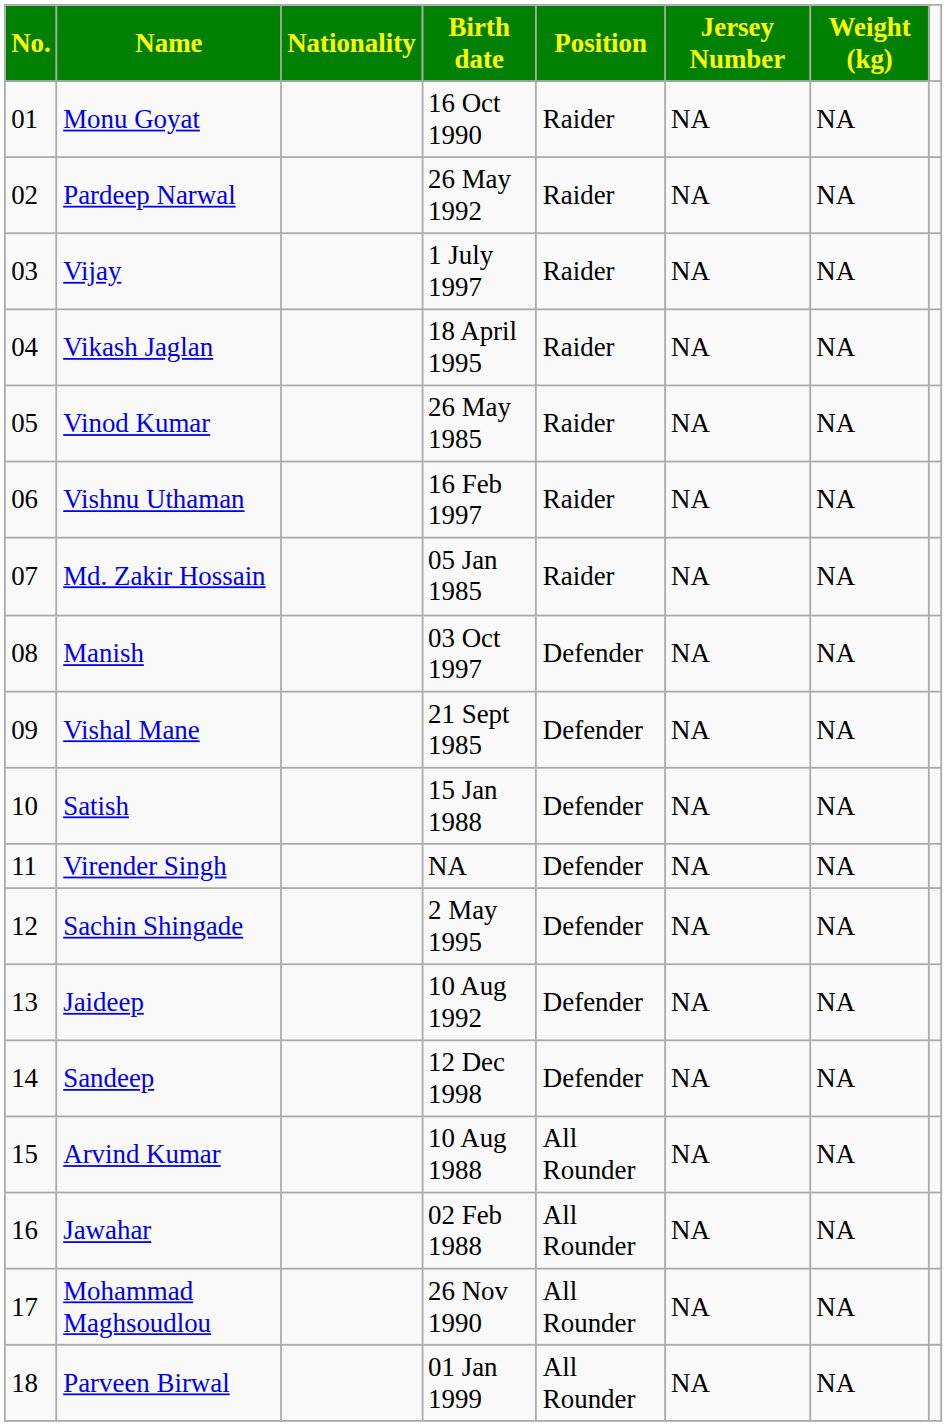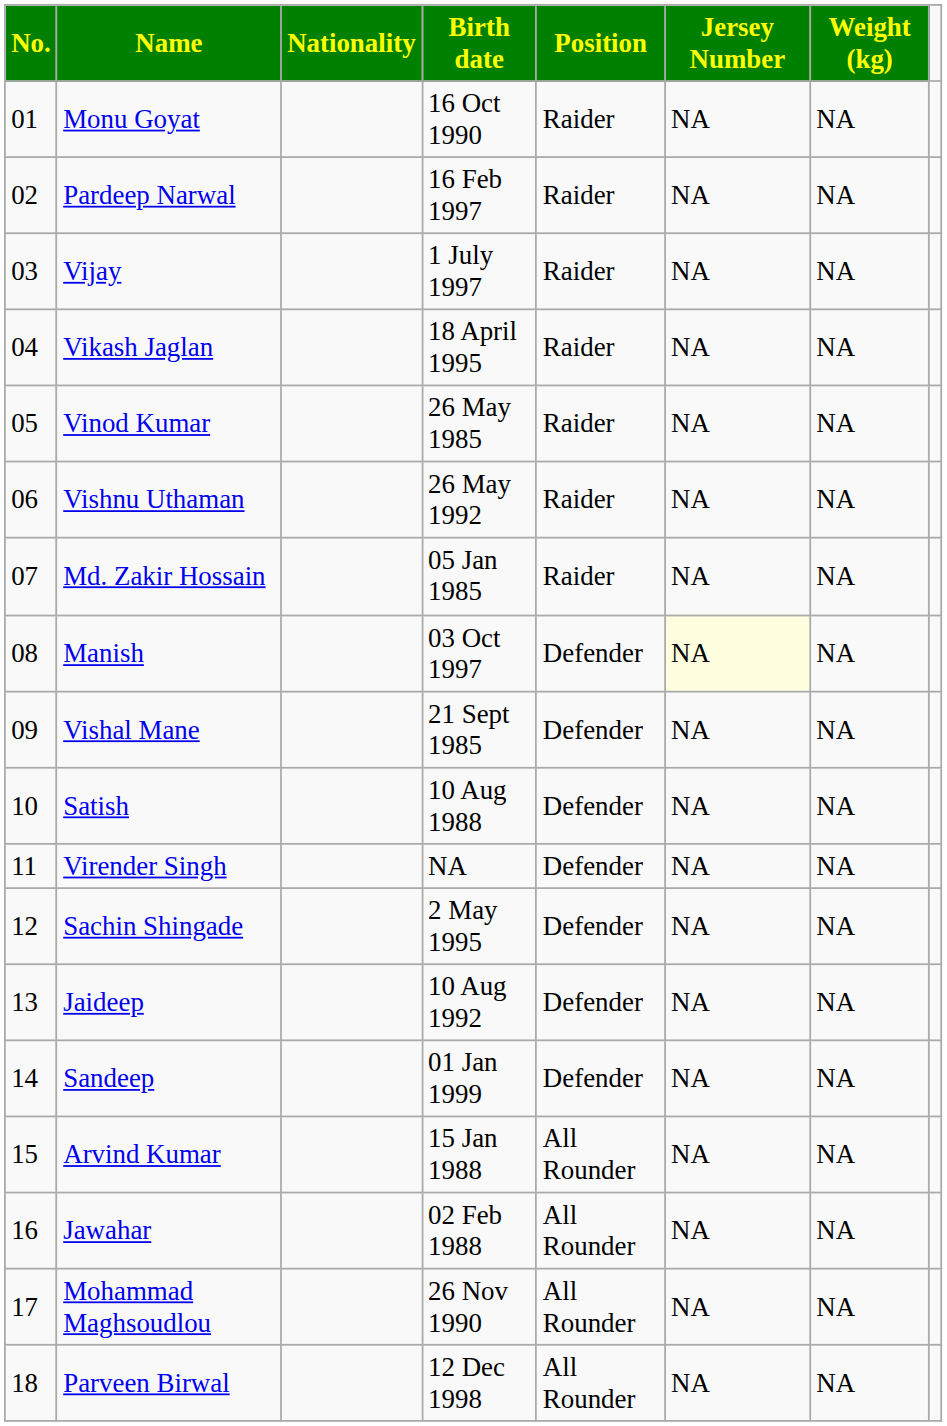(470, 195) 26 May 1992 -> (465, 195) 16 Feb 1997
(465, 500) 16 Feb 1997 -> (470, 500) 26 May 1992
(690, 652) no background -> (690, 652) lightyellow background
(463, 805) 15 Jan 1988 -> (467, 805) 10 Aug 1988
(467, 1078) 12 Dec 1998 -> (463, 1078) 01 Jan 1999
(467, 1154) 10 Aug 1988 -> (463, 1154) 15 Jan 1988
(463, 1382) 01 Jan 1999 -> (467, 1382) 12 Dec 1998
